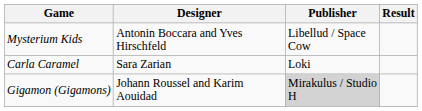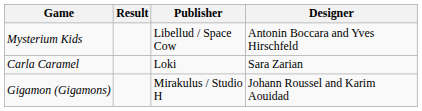columns swapped: (199, 13) <-> (398, 13)
(333, 90) lightgrey background -> (198, 90) no background
